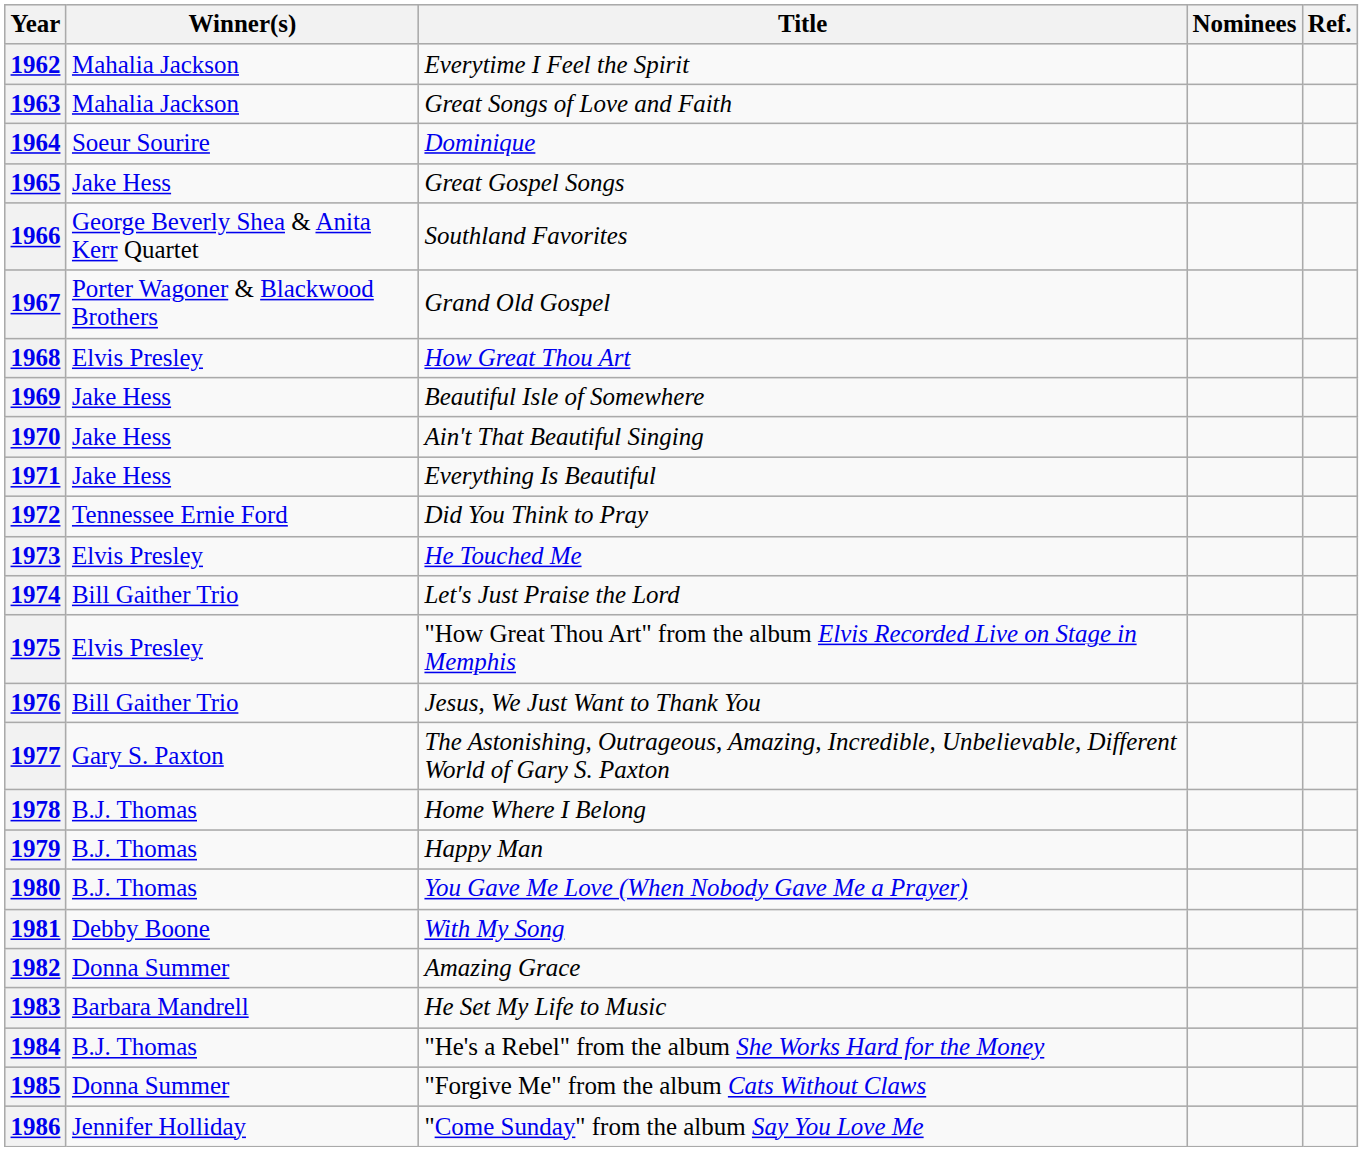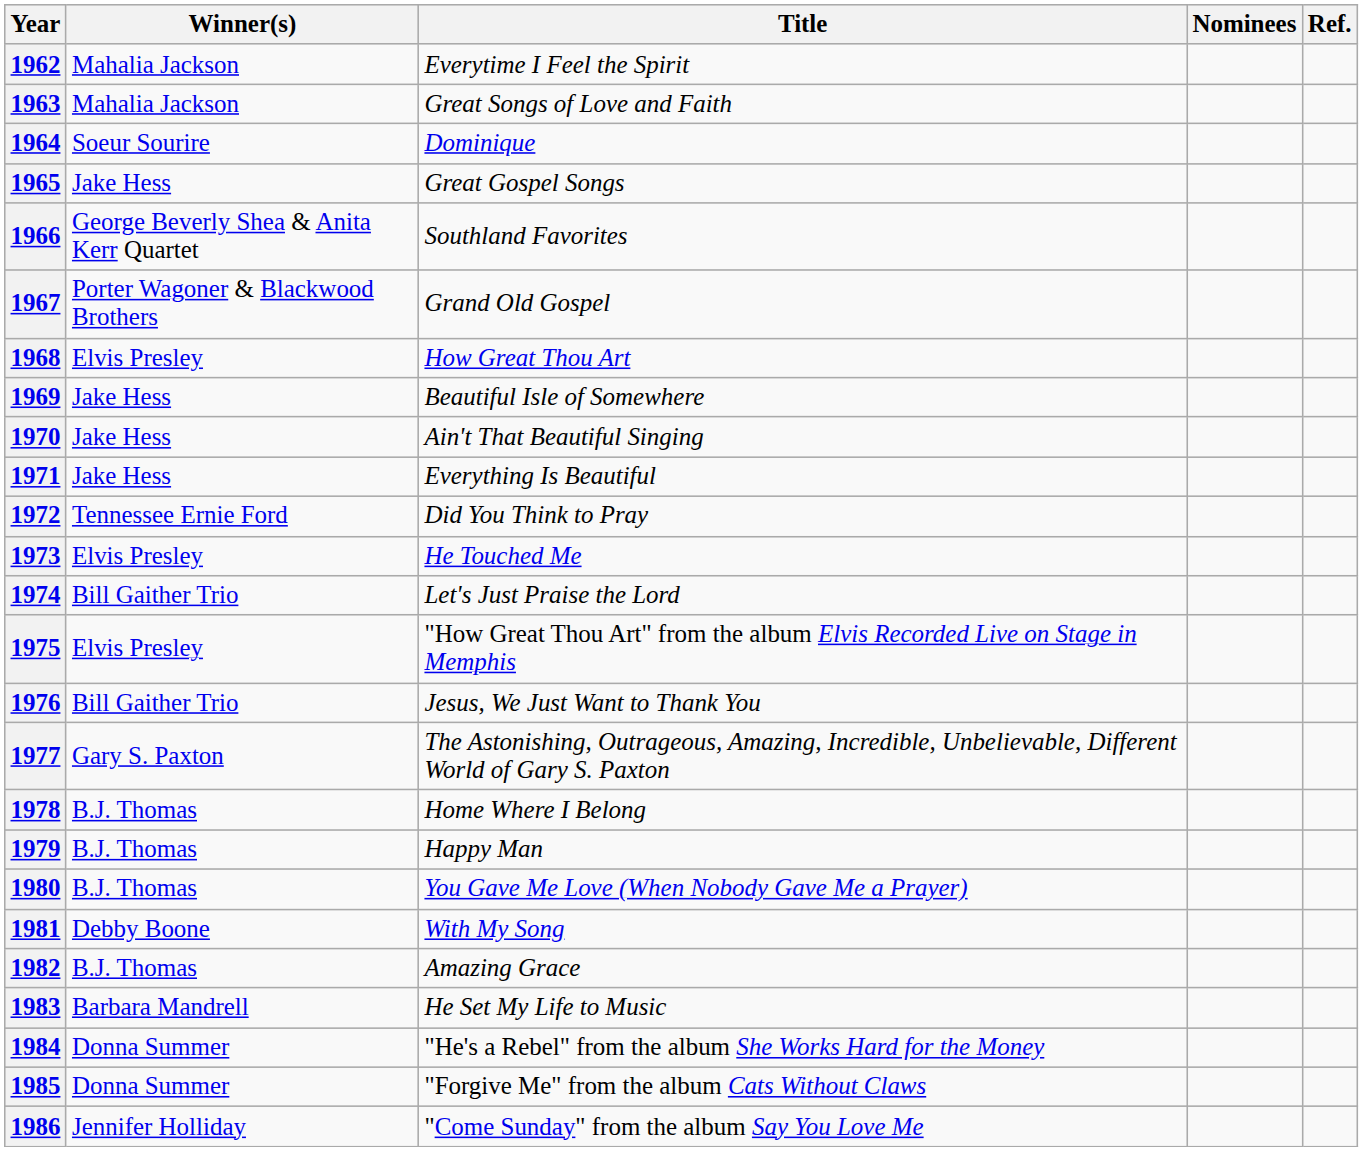(151, 967) Donna Summer -> (134, 967) B.J. Thomas
(134, 1047) B.J. Thomas -> (151, 1047) Donna Summer
